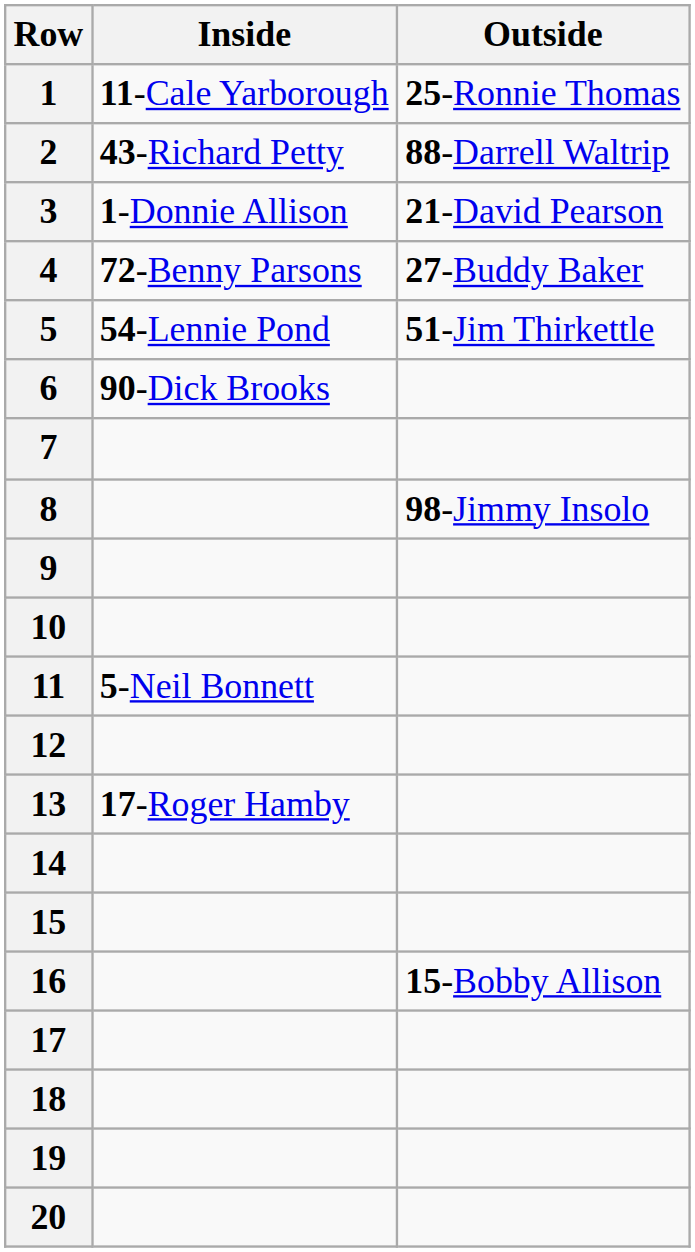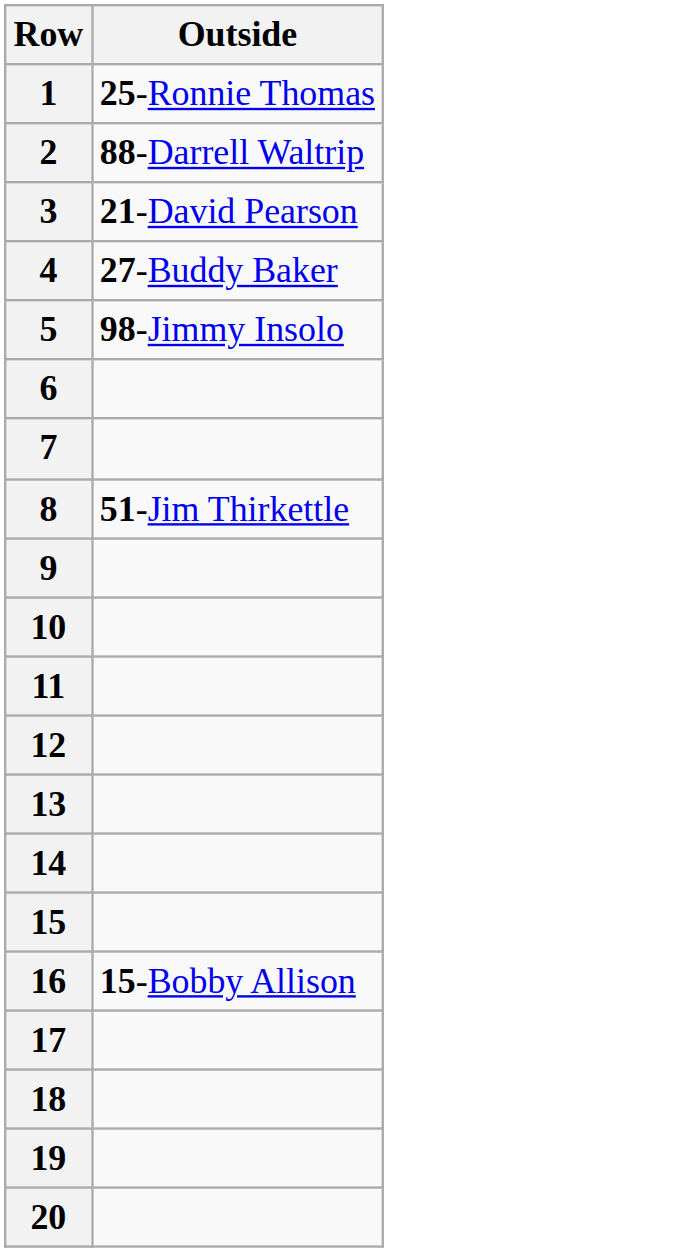- column: (244, 34)
(530, 329) 51-Jim Thirkettle -> (222, 329) 98-Jimmy Insolo
(527, 507) 98-Jimmy Insolo -> (224, 507) 51-Jim Thirkettle
